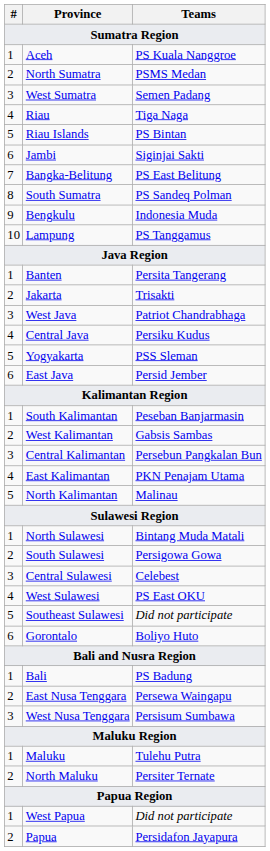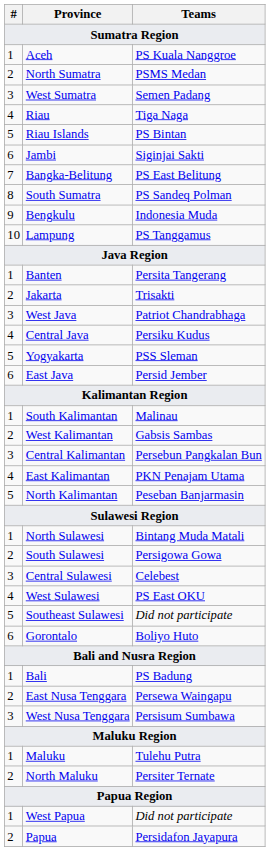(190, 415) Peseban Banjarmasin -> (157, 415) Malinau
(157, 495) Malinau -> (190, 495) Peseban Banjarmasin
